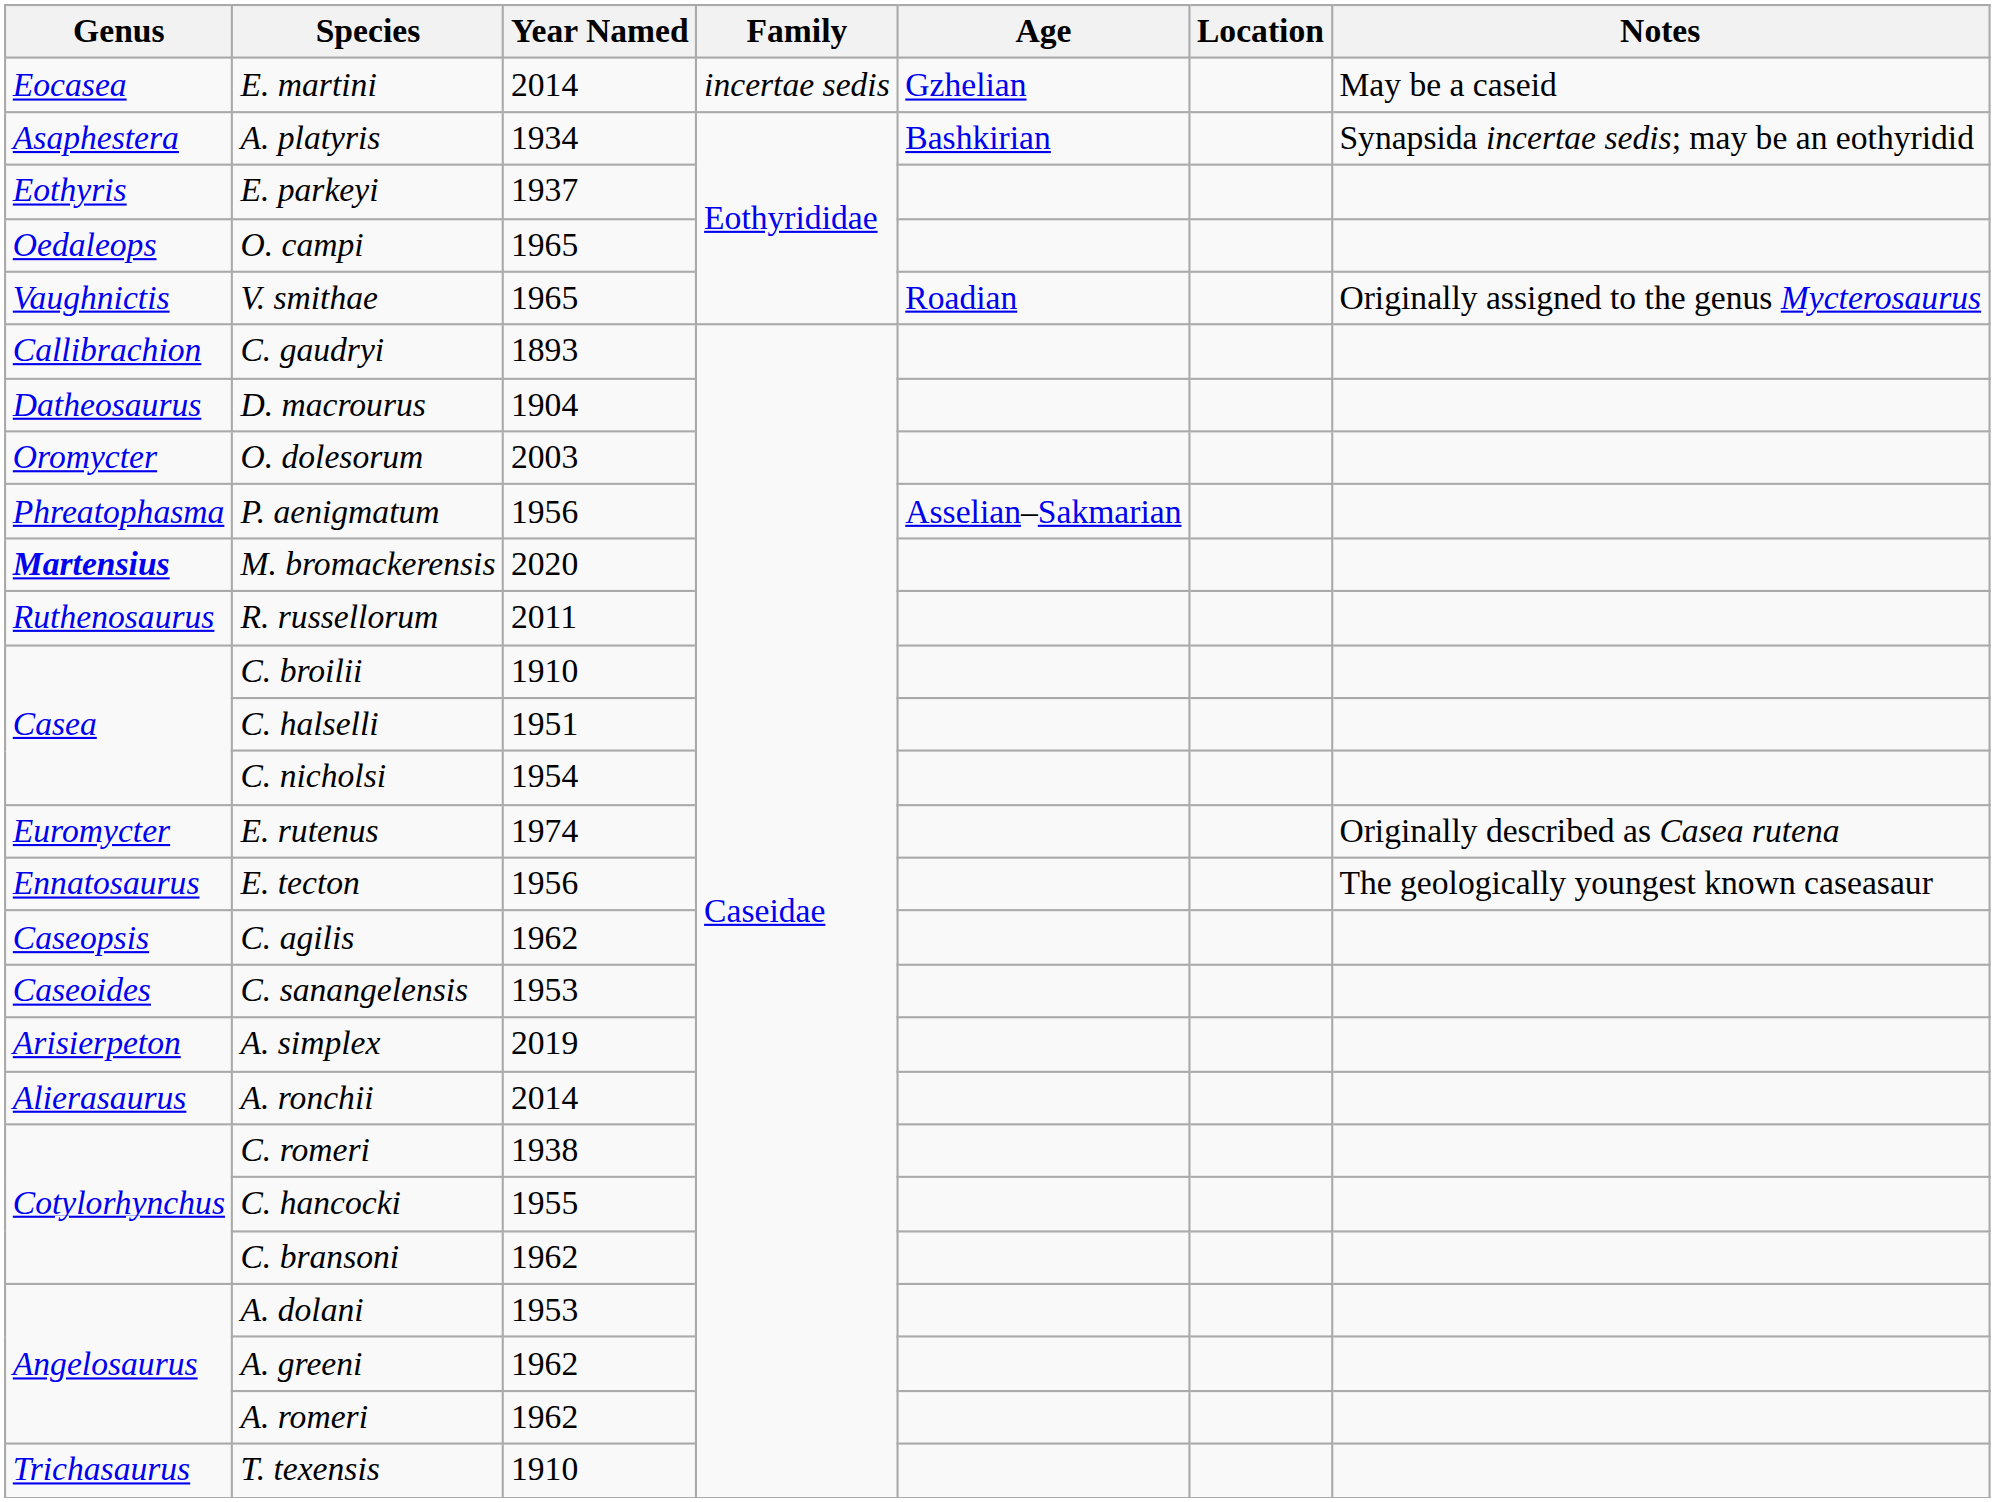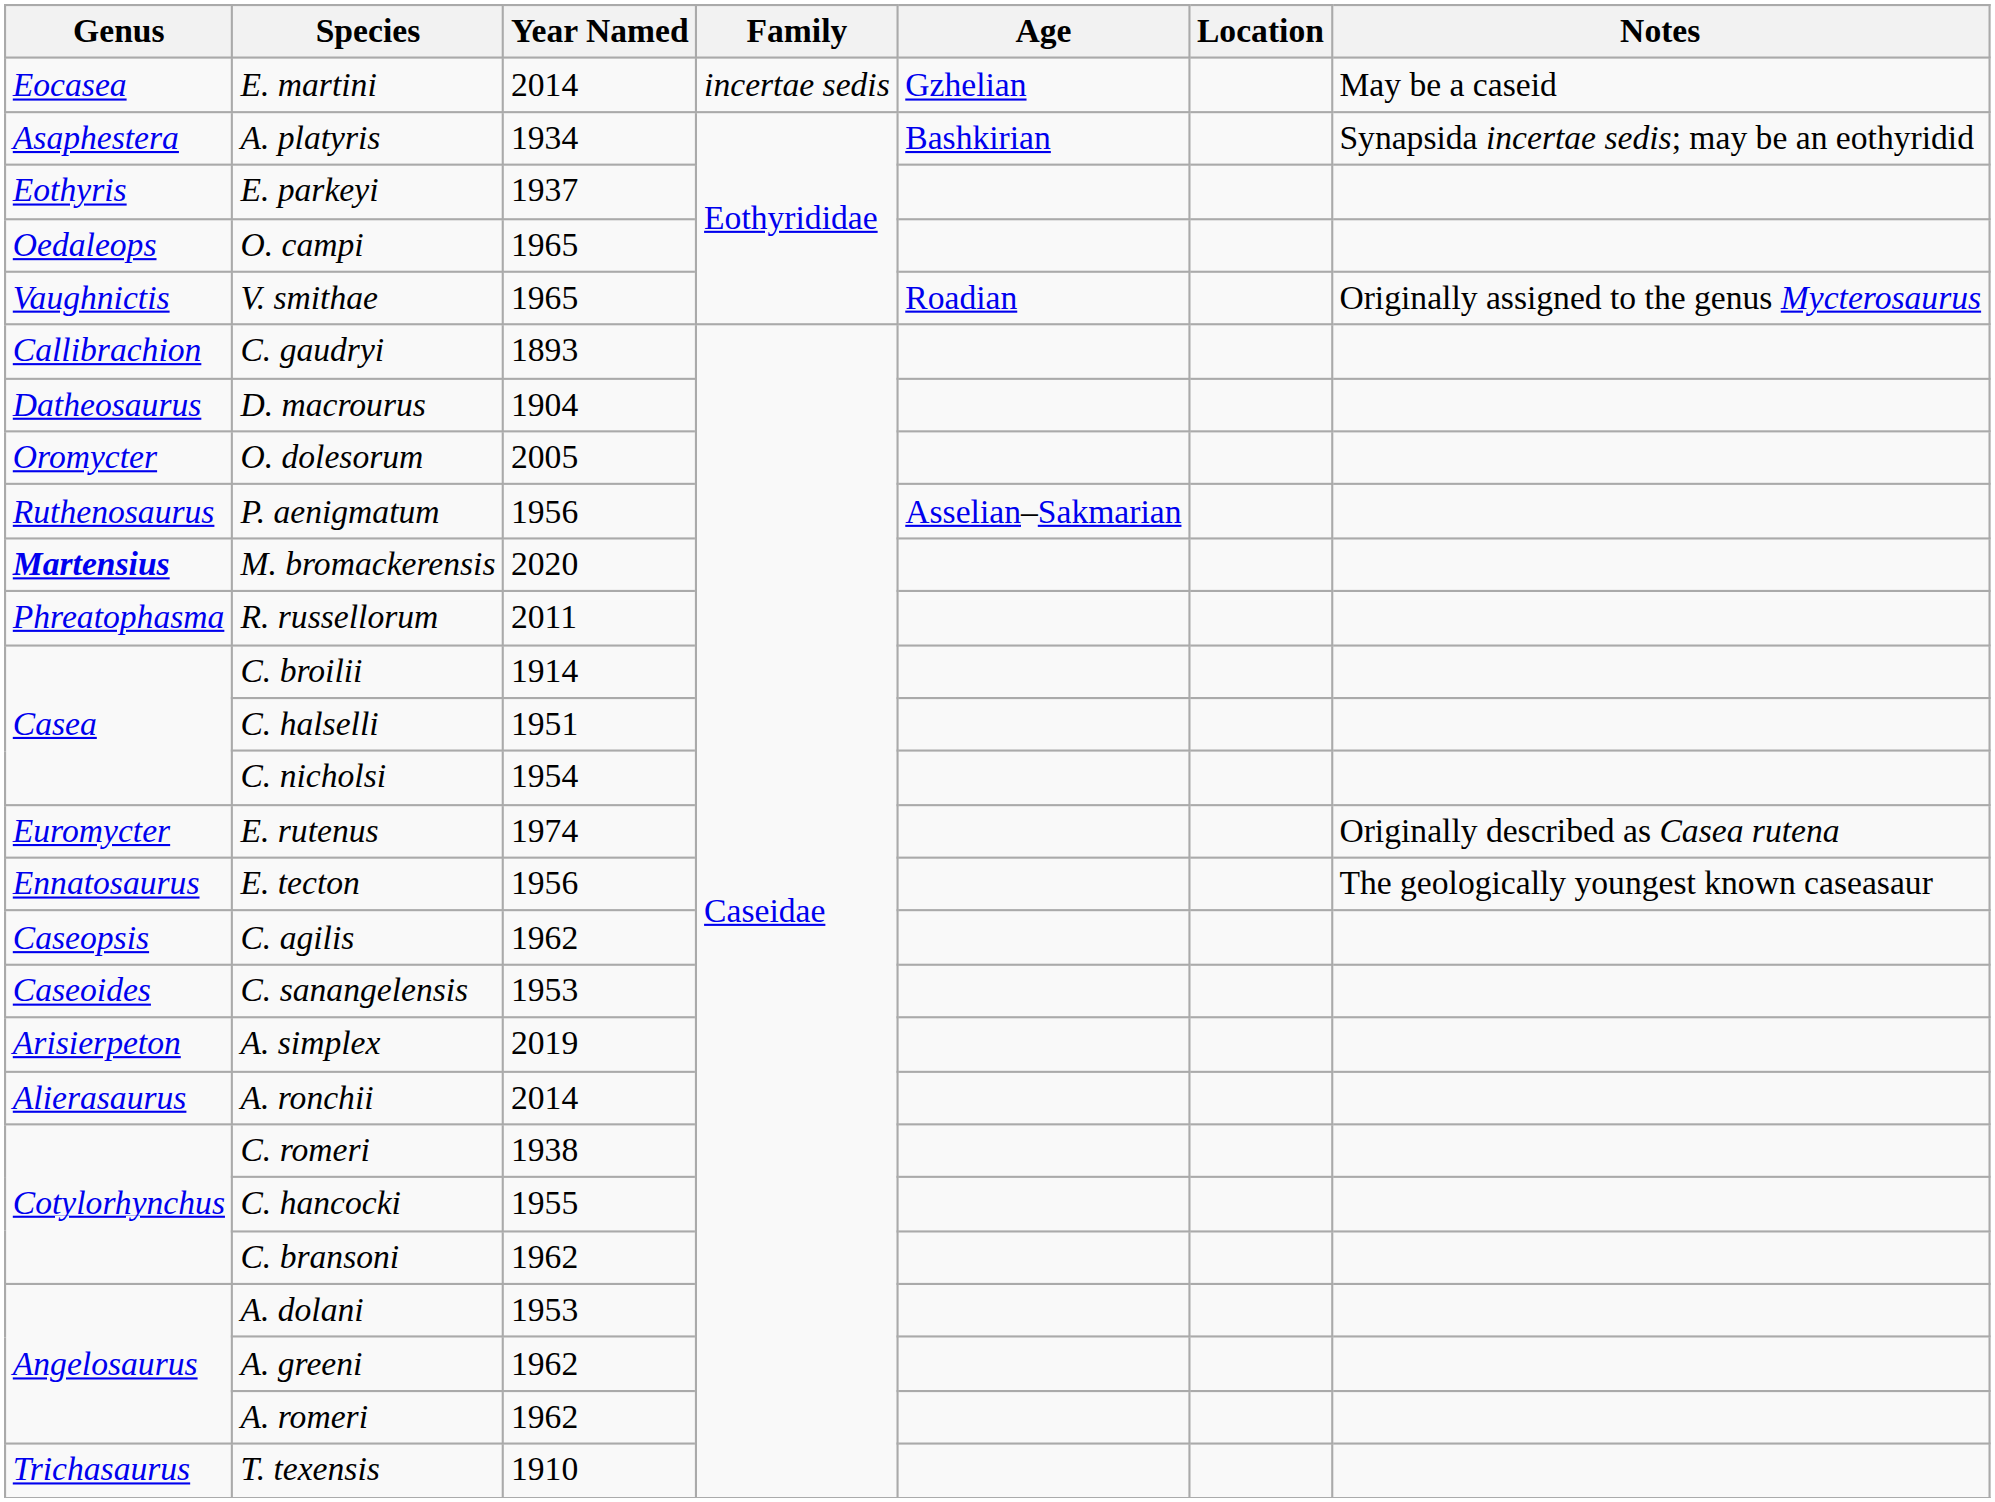(545, 457) 2003 -> (545, 457) 2005
(119, 510) Phreatophasma -> (114, 510) Ruthenosaurus
(114, 617) Ruthenosaurus -> (119, 617) Phreatophasma
(545, 670) 1910 -> (545, 670) 1914
